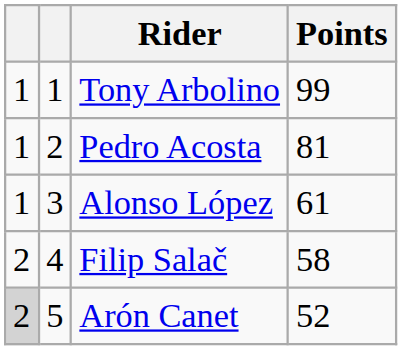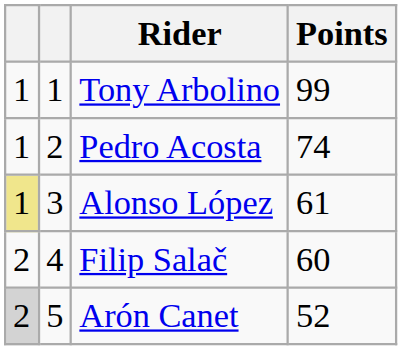(313, 146) 81 -> (313, 146) 74
(22, 202) no background -> (22, 202) khaki background
(313, 259) 58 -> (313, 259) 60
